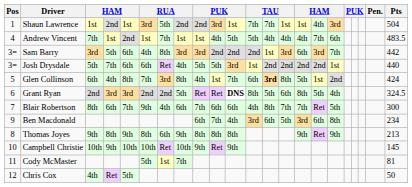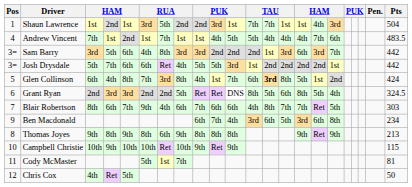(393, 65) 440 -> (393, 65) 442
(236, 93) bold -> (236, 93) normal
(393, 106) 300 -> (393, 106) 303
(393, 147) 145 -> (393, 147) 115
